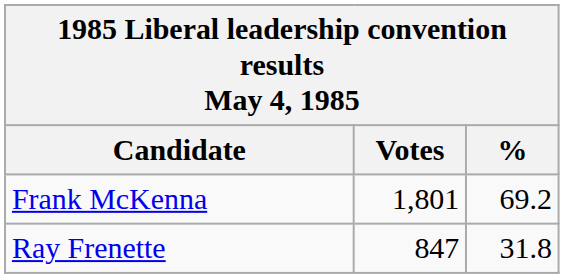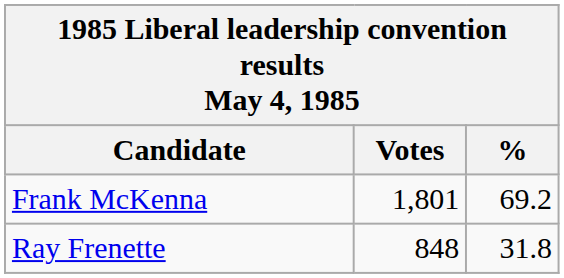(437, 248) 847 -> (437, 248) 848
